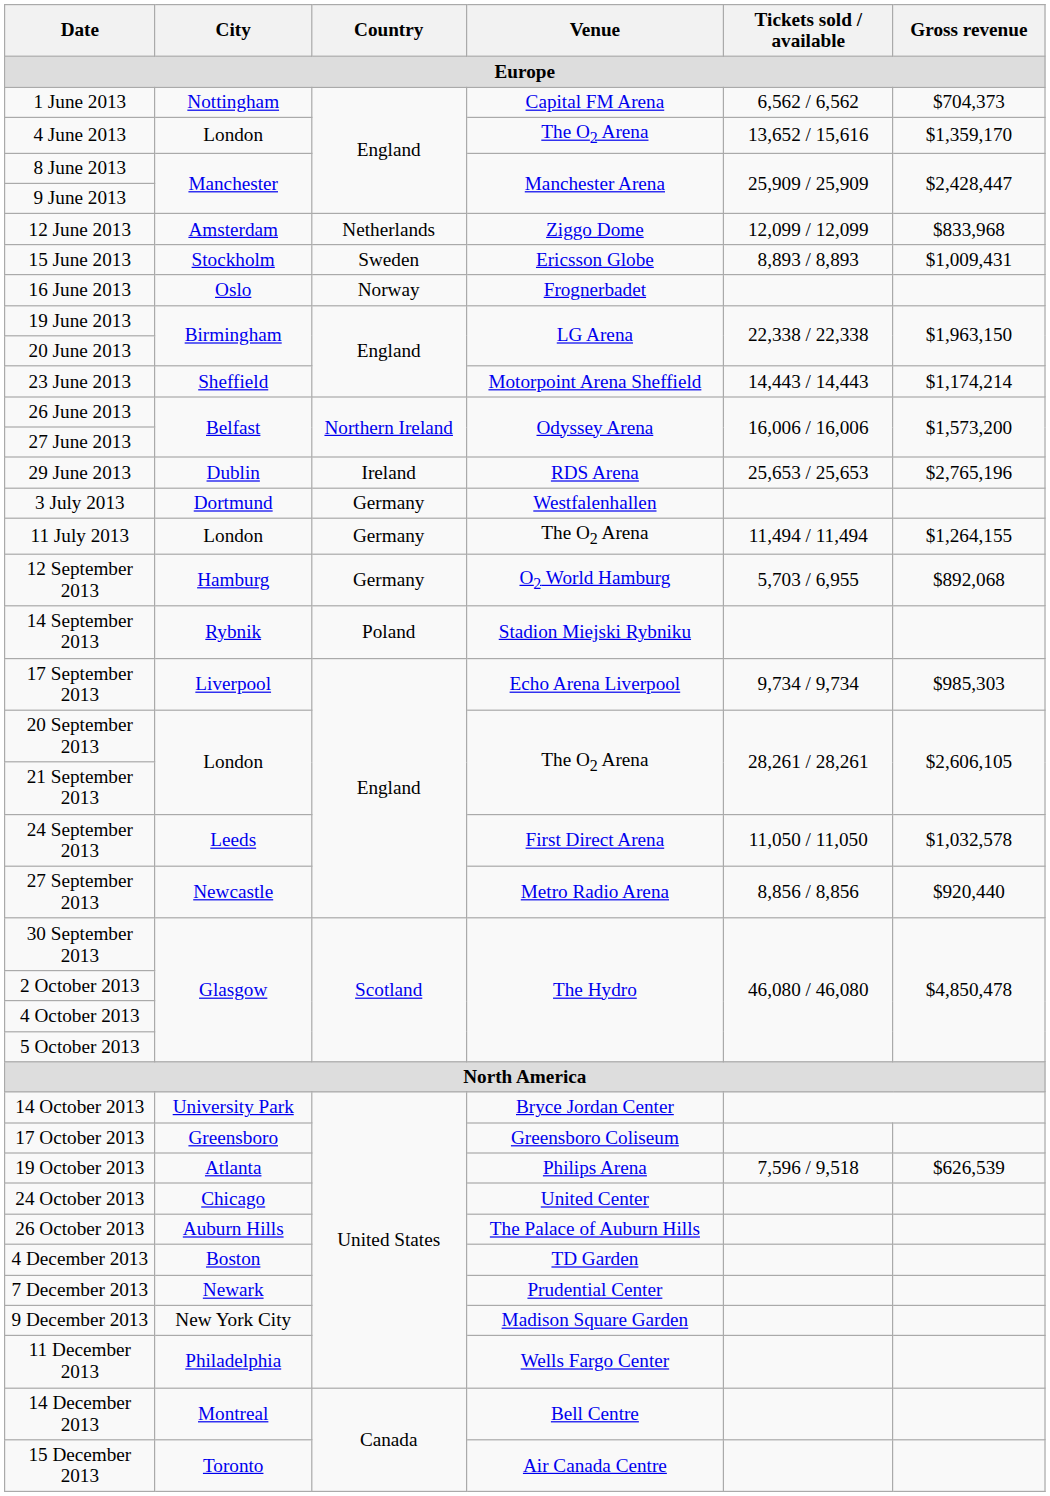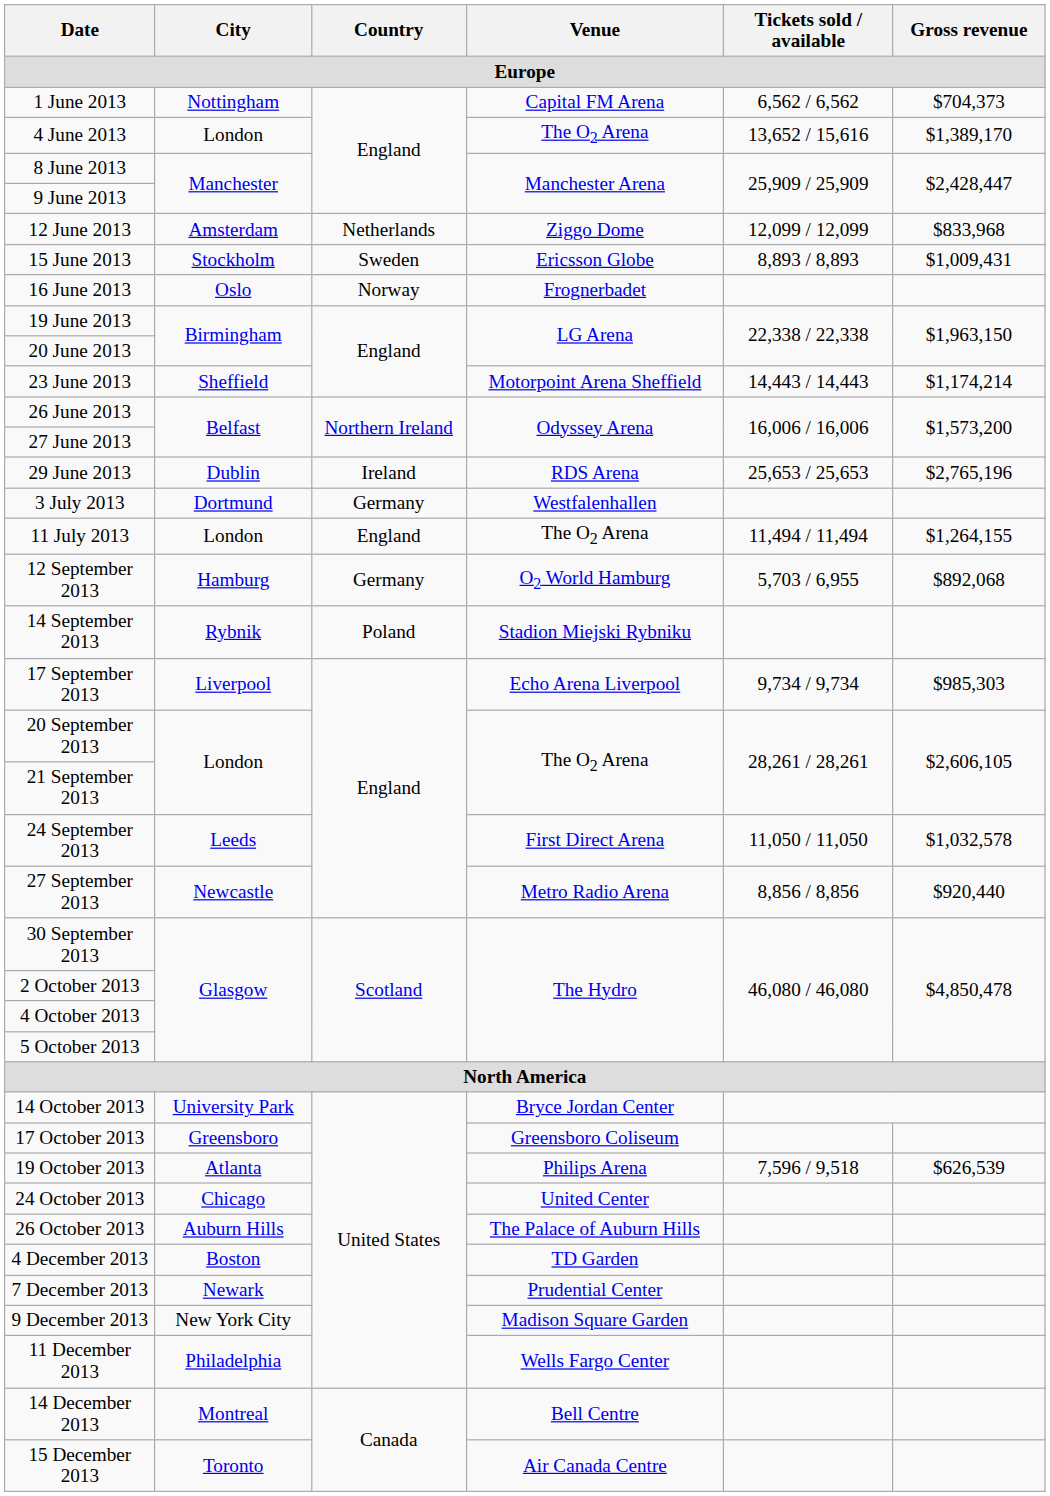(969, 135) $1,359,170 -> (969, 135) $1,389,170
(389, 536) Germany -> (389, 536) England
